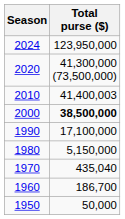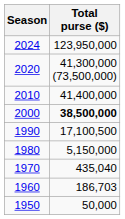(88, 94) 41,400,003 -> (88, 94) 41,400,000
(88, 131) 17,100,000 -> (88, 131) 17,100,500
(96, 186) 186,700 -> (96, 186) 186,703
